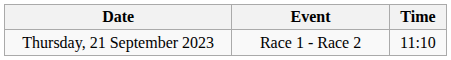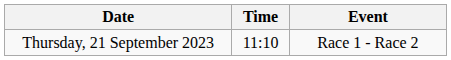columns swapped: (418, 17) <-> (311, 17)
